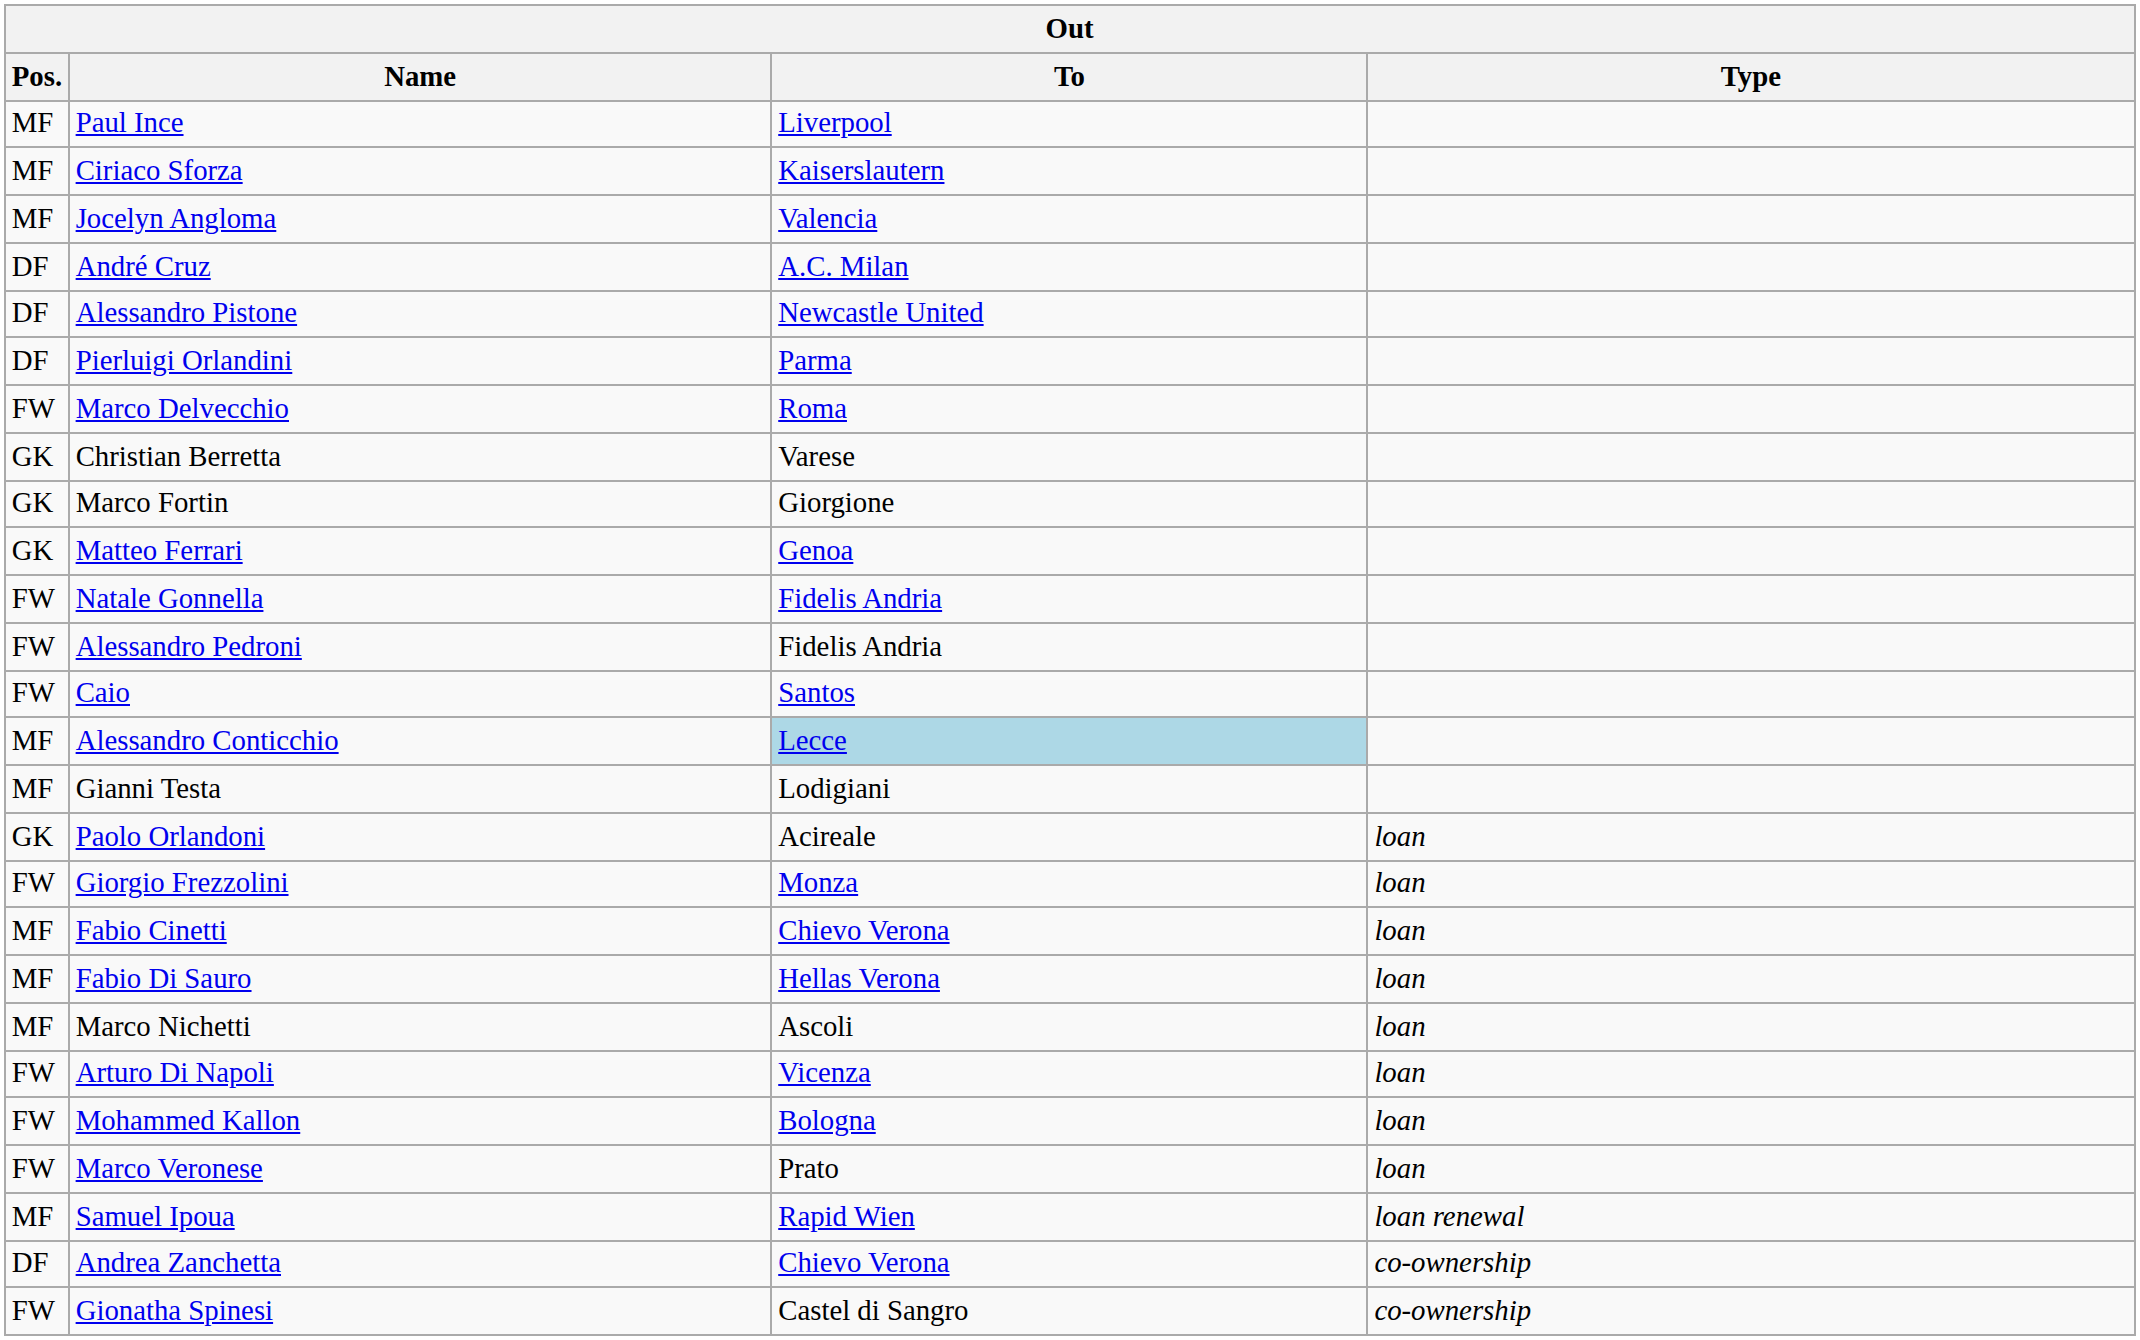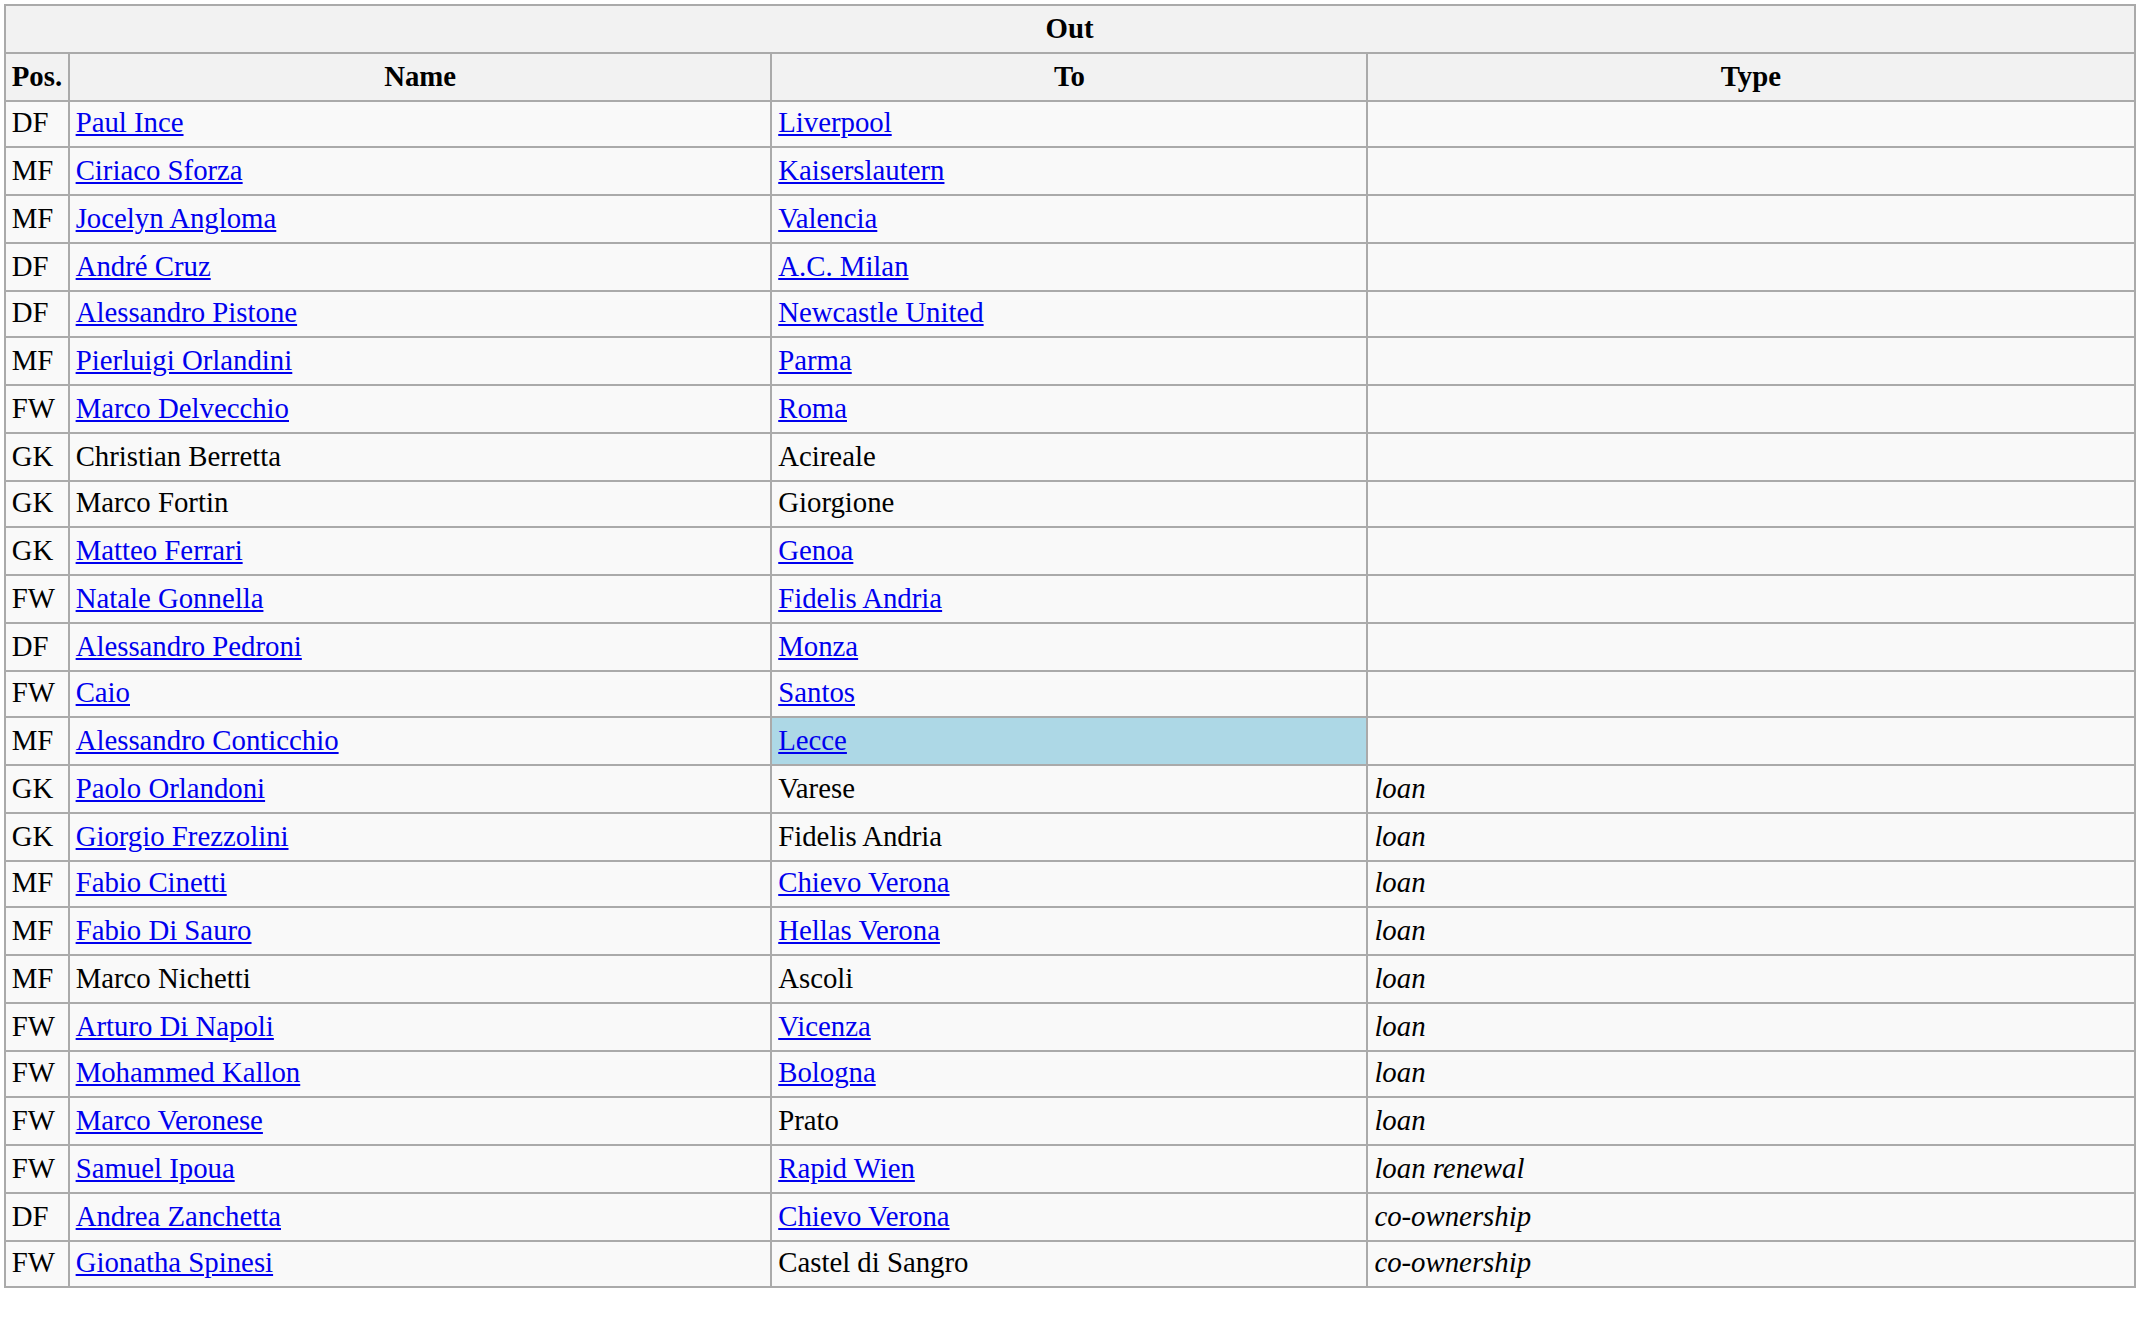(33, 123) MF -> (30, 123) DF
(30, 361) DF -> (33, 361) MF
(817, 456) Varese -> (827, 456) Acireale
(33, 646) FW -> (30, 646) DF
(860, 646) Fidelis Andria -> (818, 646) Monza
- row: (148, 788)
(827, 836) Acireale -> (817, 788) Varese
(33, 883) FW -> (33, 836) GK
(818, 883) Monza -> (860, 836) Fidelis Andria
(33, 1216) MF -> (33, 1168) FW
